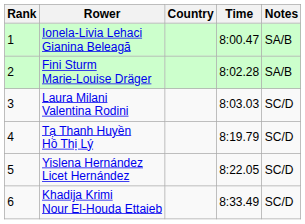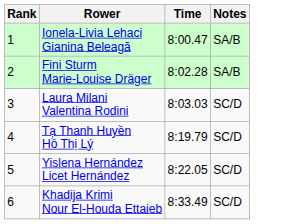- column: (191, 14)
